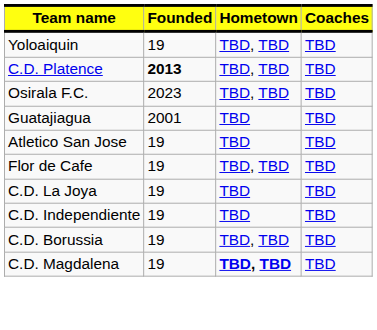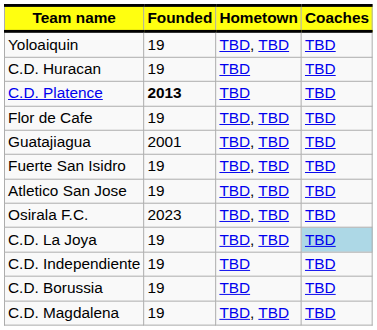+ row: (55, 69)
(254, 69) TBD, TBD -> (235, 93) TBD
rows swapped: (50, 166) <-> (48, 93)
(235, 117) TBD -> (254, 142) TBD, TBD
+ row: (67, 166)
(235, 142) TBD -> (254, 191) TBD, TBD
(235, 191) TBD -> (254, 239) TBD, TBD
(320, 191) no background -> (320, 239) lightblue background
(254, 239) TBD, TBD -> (235, 288) TBD
(255, 264) bold -> (254, 312) normal
